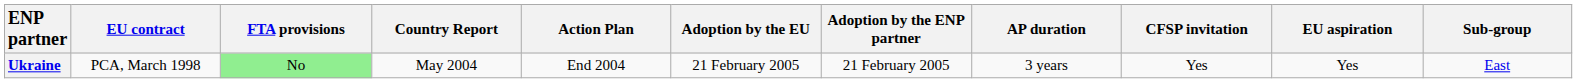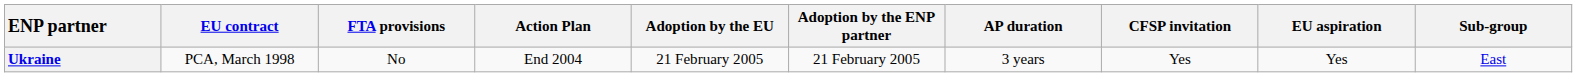- column: (446, 28)
(296, 65) lightgreen background -> (396, 59) no background
